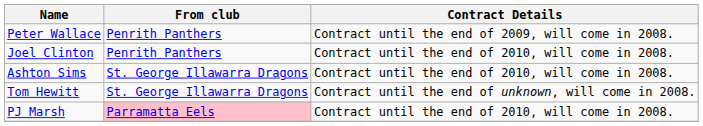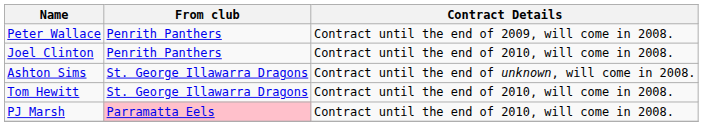(494, 73) Contract until the end of 2010, will come in 2008. -> (505, 73) Contract until the end of unknown, will come in 2008.
(505, 92) Contract until the end of unknown, will come in 2008. -> (494, 92) Contract until the end of 2010, will come in 2008.
